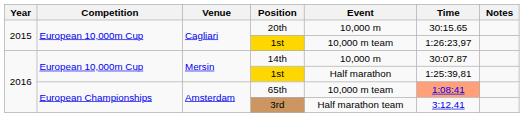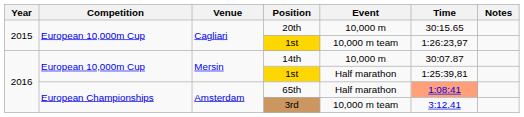(360, 90) 10,000 m team -> (366, 90) Half marathon
(360, 105) Half marathon team -> (366, 105) 10,000 m team
